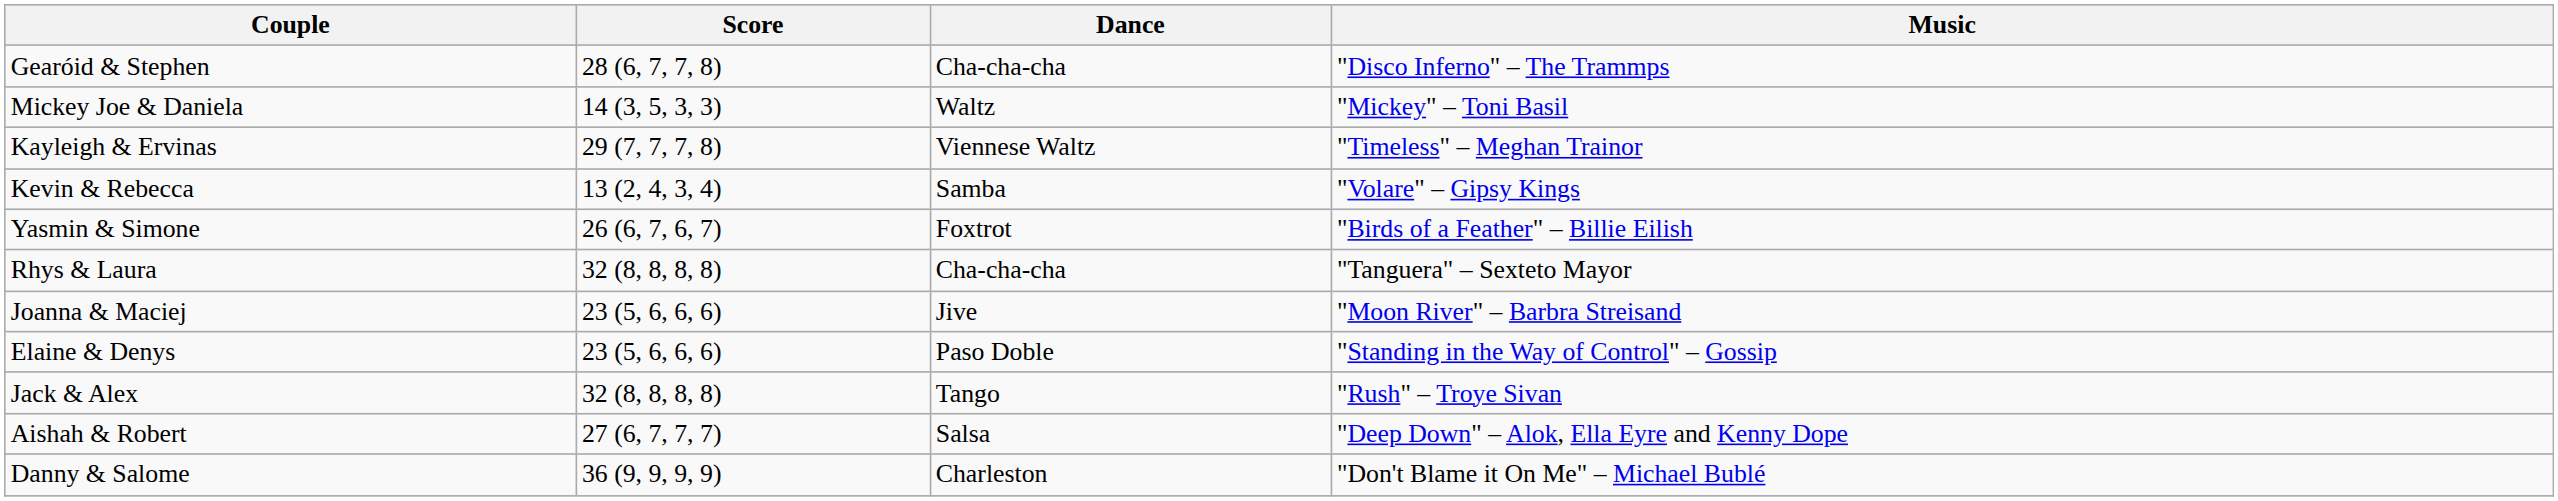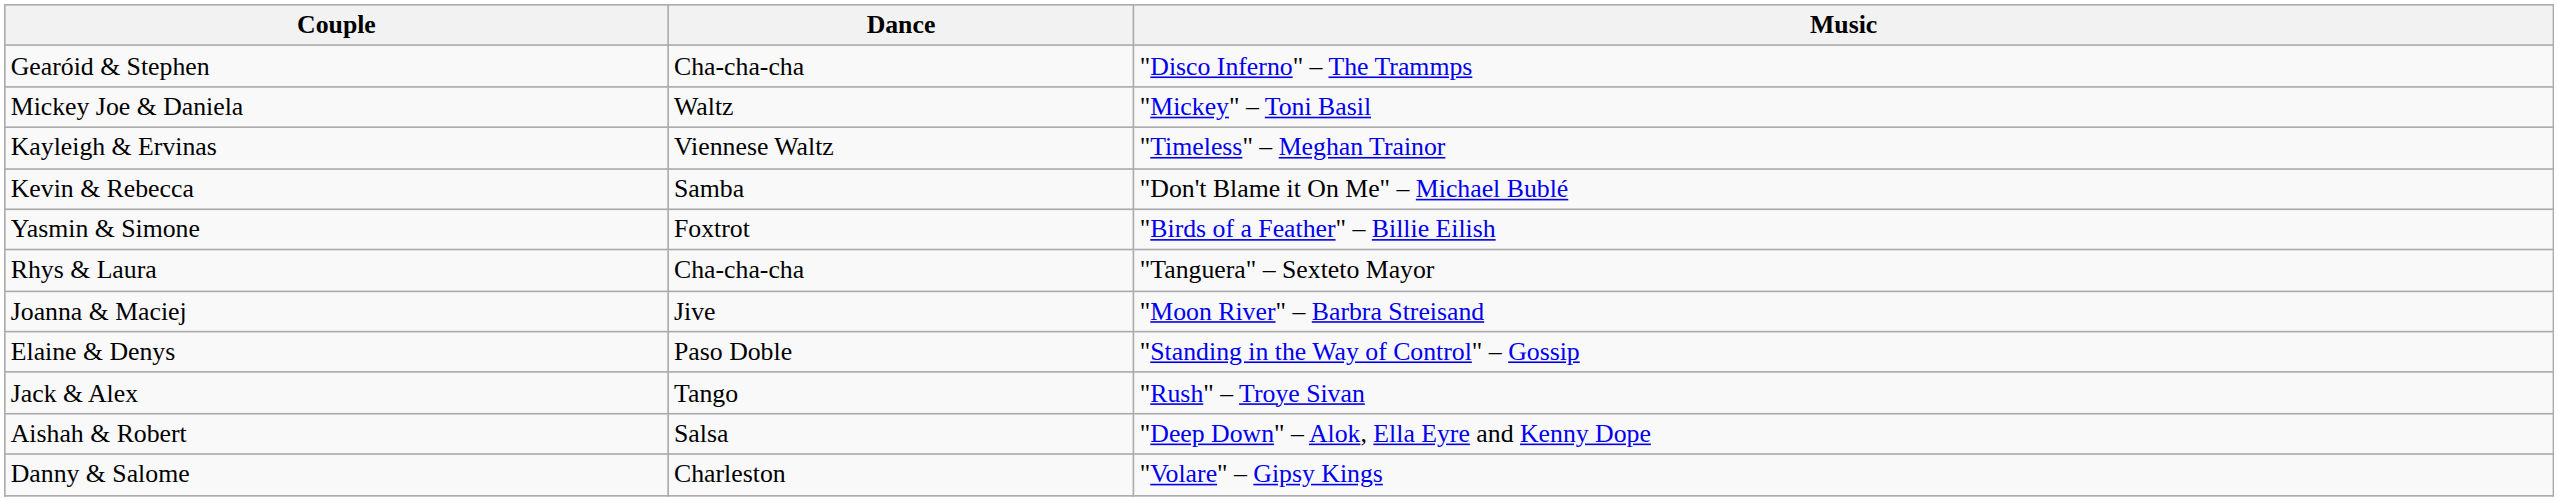- column: (753, 24)
(1458, 188) "Volare" – Gipsy Kings -> (1354, 188) "Don't Blame it On Me" – Michael Bublé
(1551, 474) "Don't Blame it On Me" – Michael Bublé -> (1261, 474) "Volare" – Gipsy Kings
